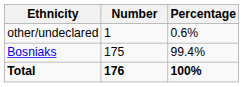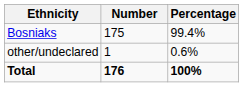rows swapped: (32, 52) <-> (53, 33)
